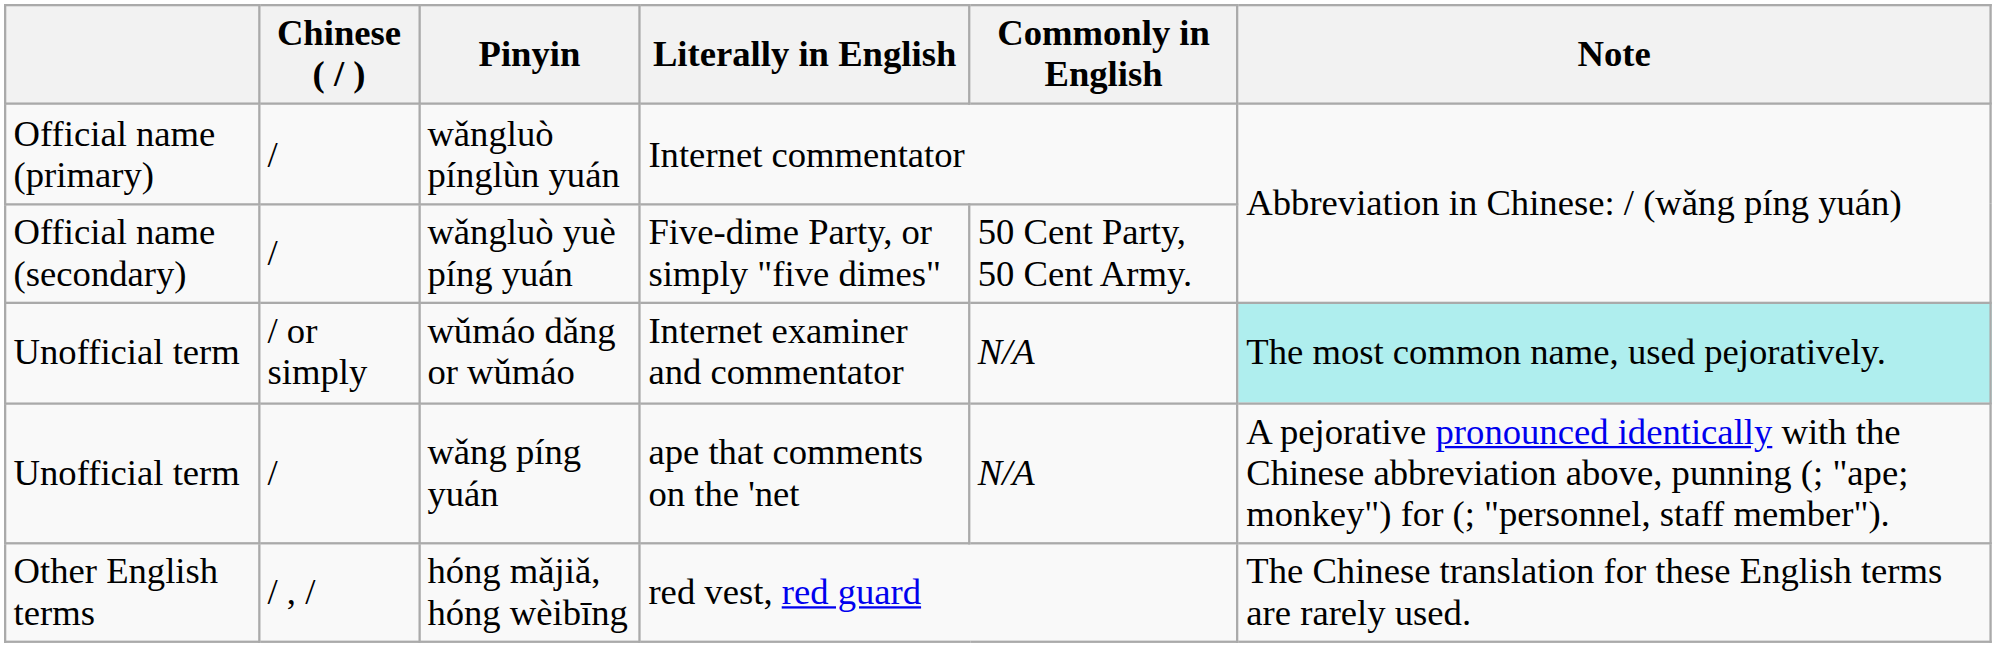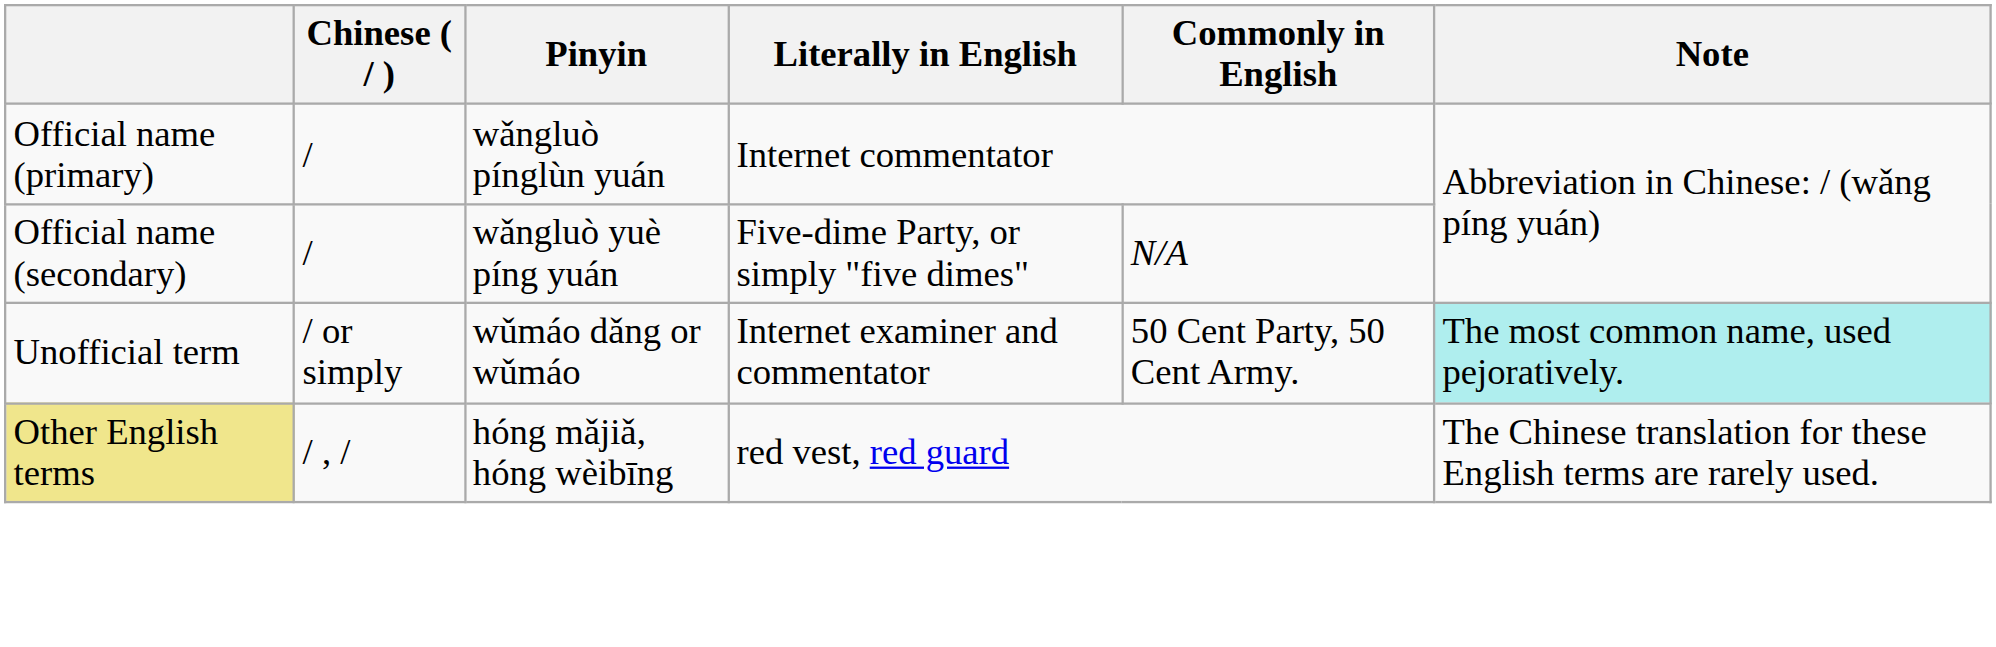(1085, 252) 50 Cent Party, 50 Cent Army. -> (1159, 252) N/A
(1006, 352) N/A -> (1258, 352) 50 Cent Party, 50 Cent Army.
- row: (504, 472)
(116, 592) no background -> (116, 451) khaki background
